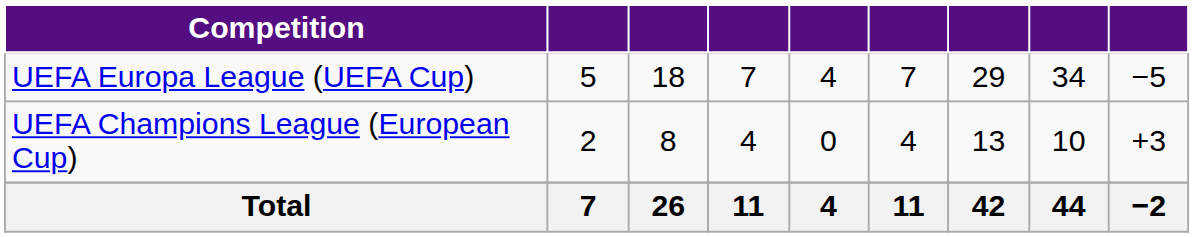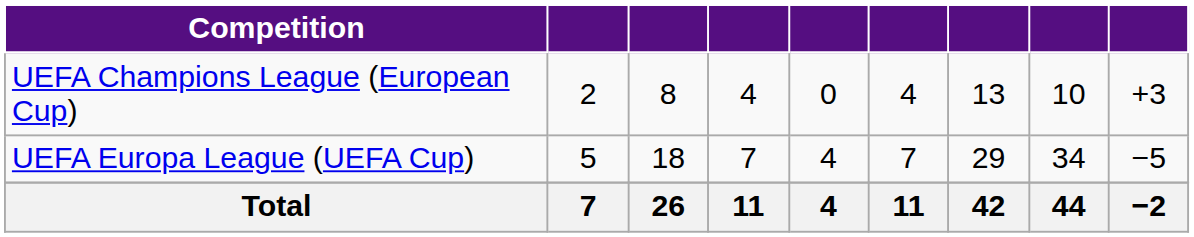rows swapped: (261, 141) <-> (243, 76)
